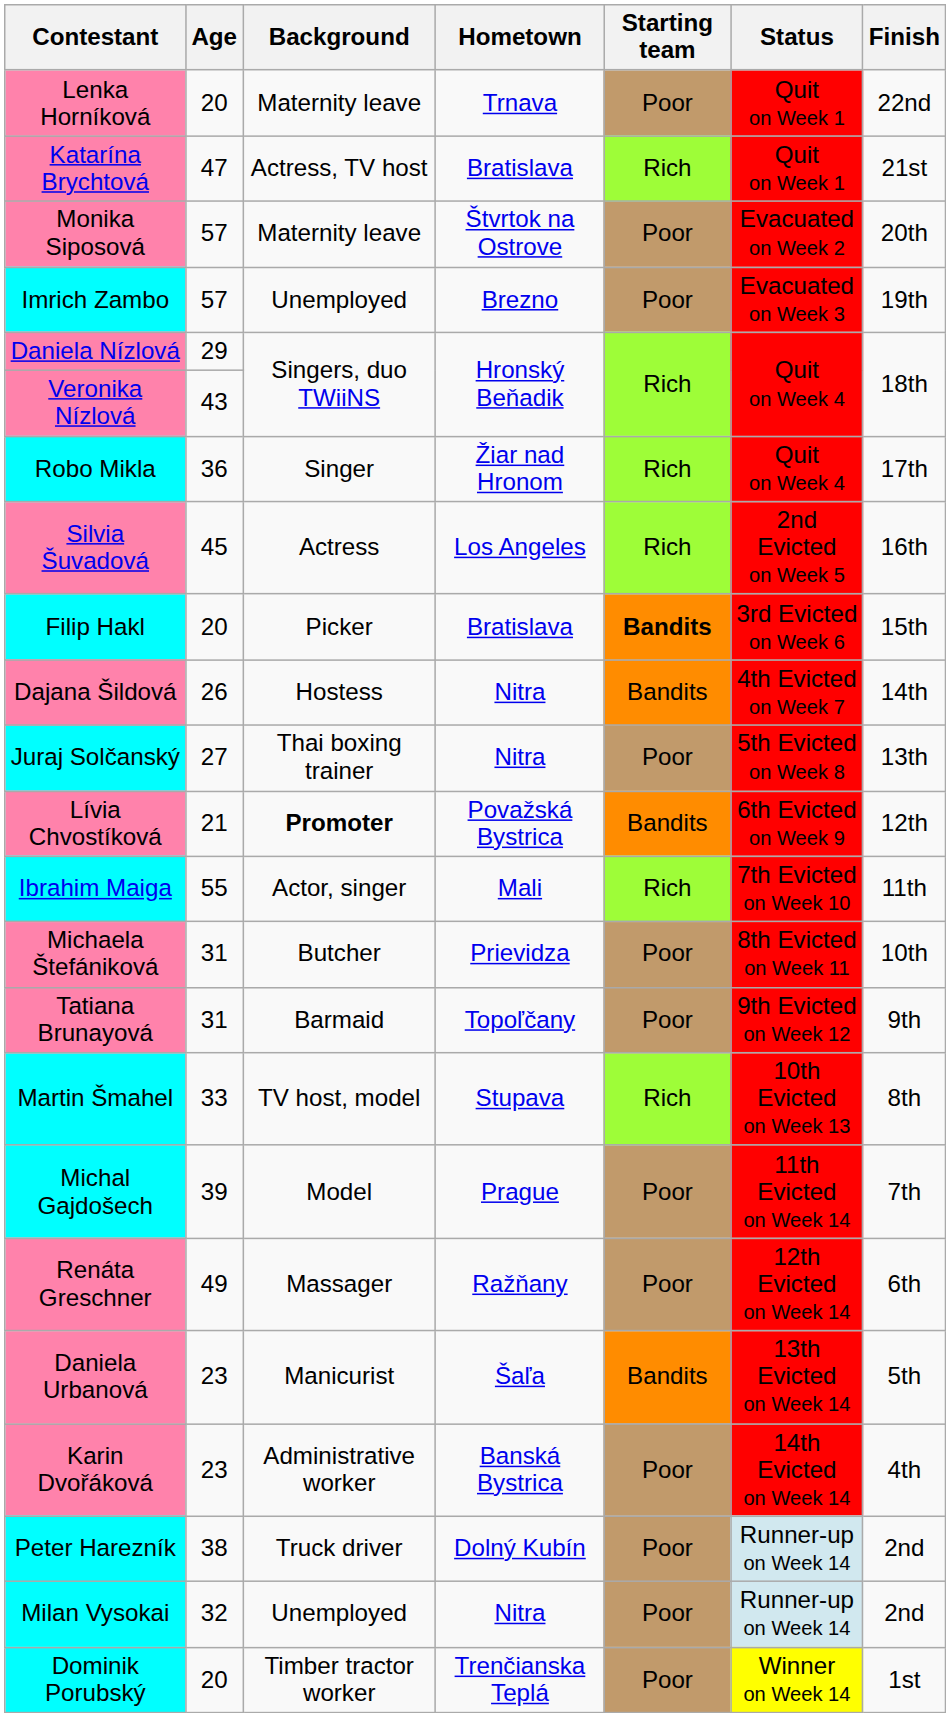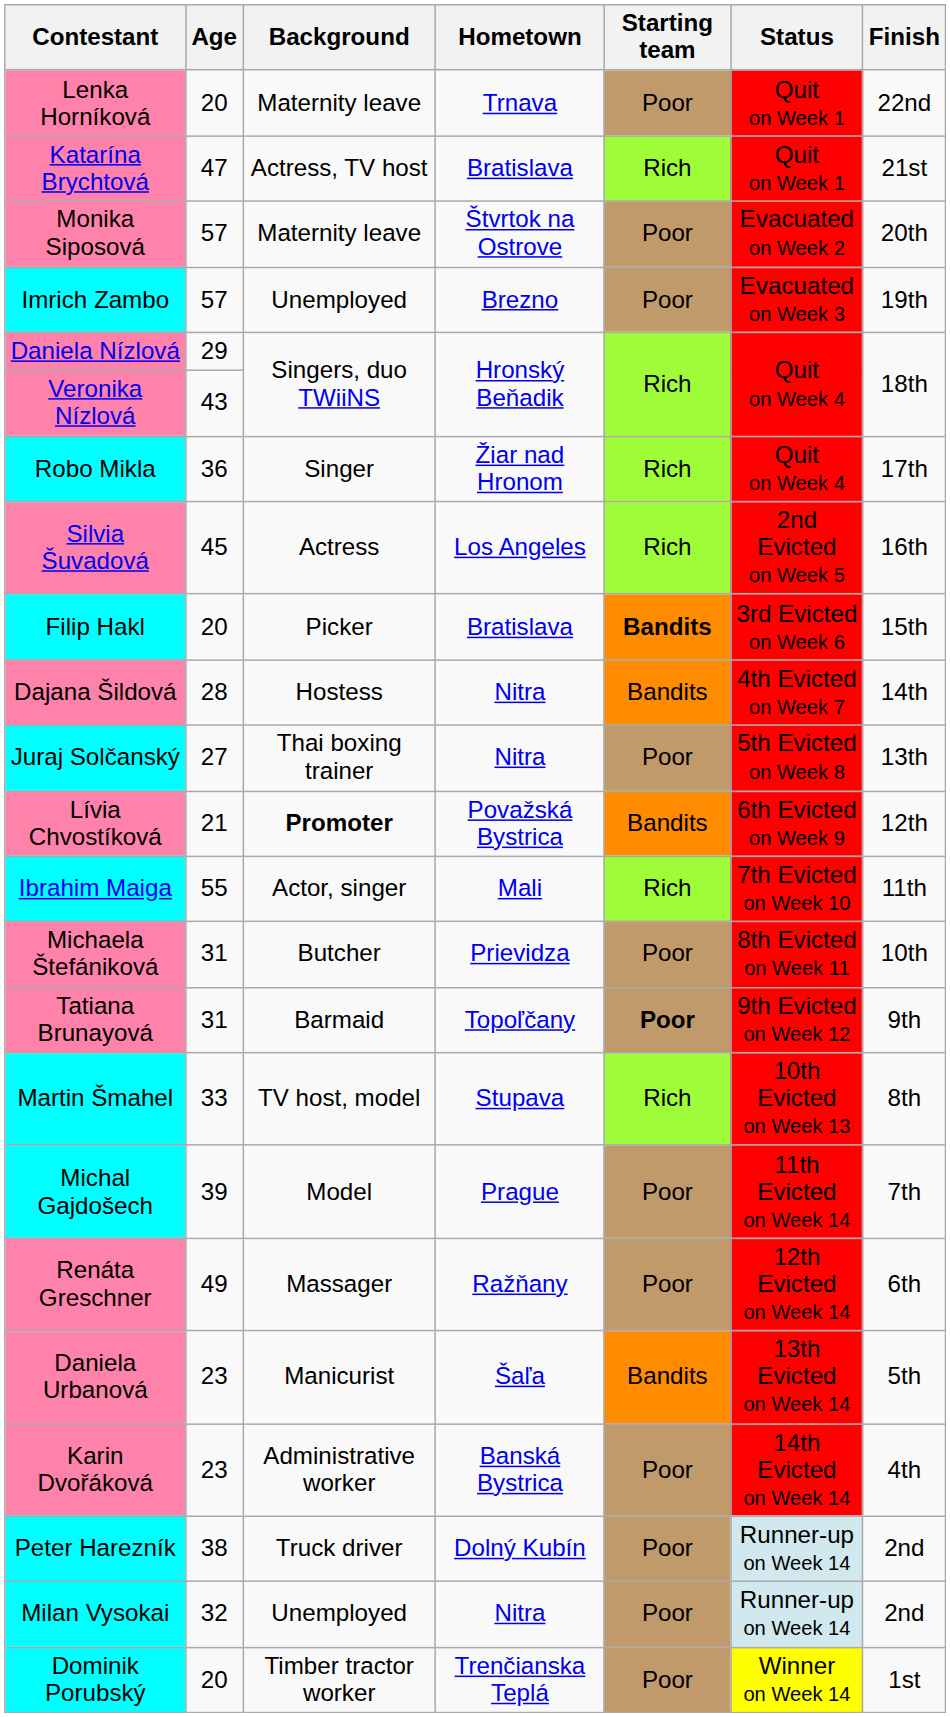(214, 692) 26 -> (214, 692) 28
(667, 1019) normal -> (667, 1019) bold
